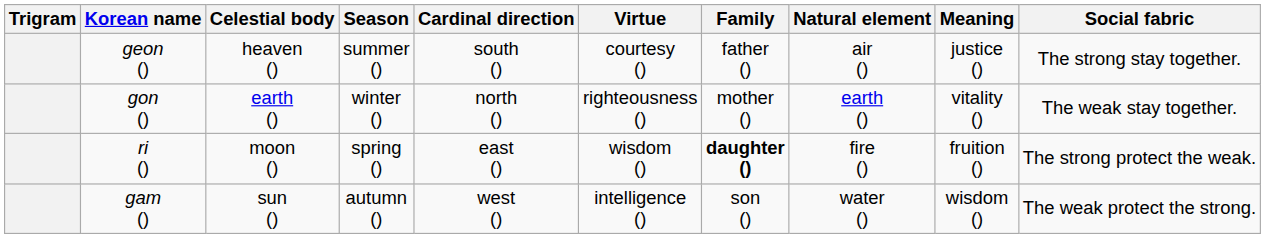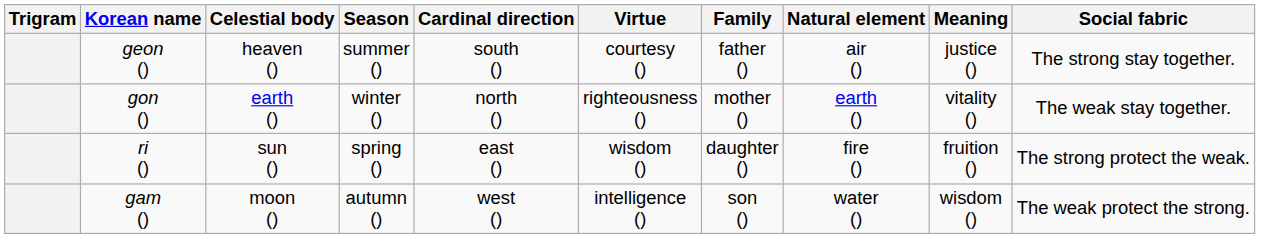(272, 158) moon () -> (272, 158) sun ()
(745, 158) bold -> (742, 158) normal
(272, 208) sun () -> (272, 208) moon ()
